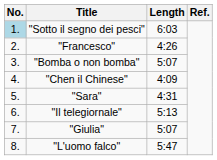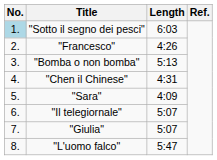(167, 63) 5:07 -> (167, 63) 5:13
(167, 79) 4:09 -> (167, 79) 4:31
(167, 96) 4:31 -> (167, 96) 4:09
(167, 113) 5:13 -> (167, 113) 5:07
